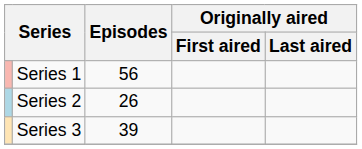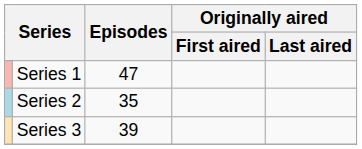(129, 74) 56 -> (129, 74) 47
(129, 102) 26 -> (129, 102) 35
